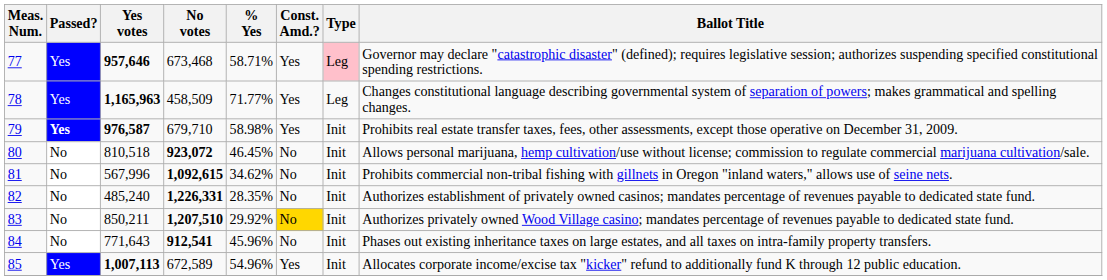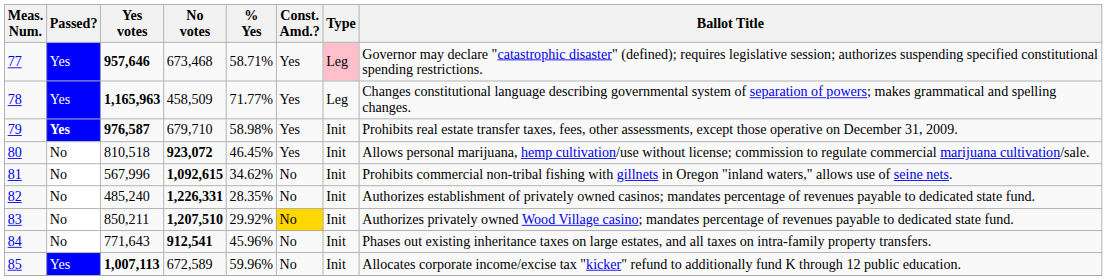(288, 152) No -> (290, 152) Yes
(251, 264) 54.96% -> (251, 264) 59.96%
(290, 264) Yes -> (288, 264) No
